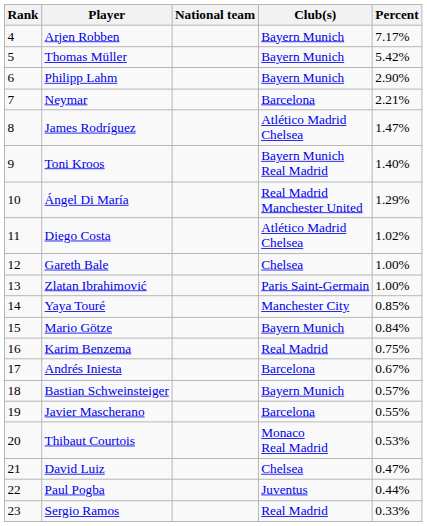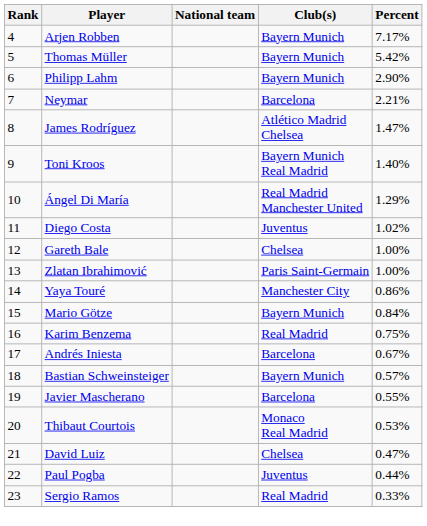(304, 235) Atlético Madrid Chelsea -> (284, 228) Juventus
(393, 306) 0.85% -> (393, 291) 0.86%
